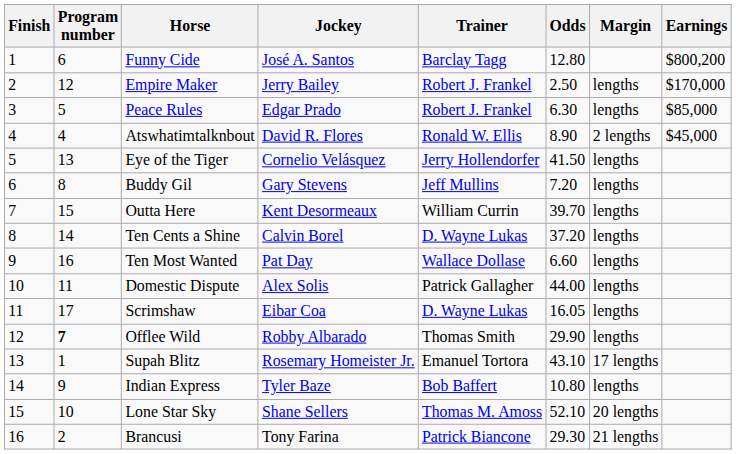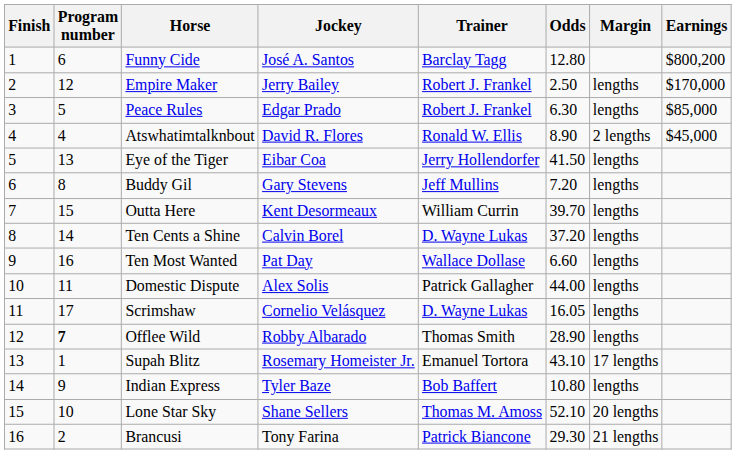(324, 160) Cornelio Velásquez -> (294, 160) Eibar Coa
(294, 311) Eibar Coa -> (324, 311) Cornelio Velásquez
(567, 336) 29.90 -> (567, 336) 28.90
